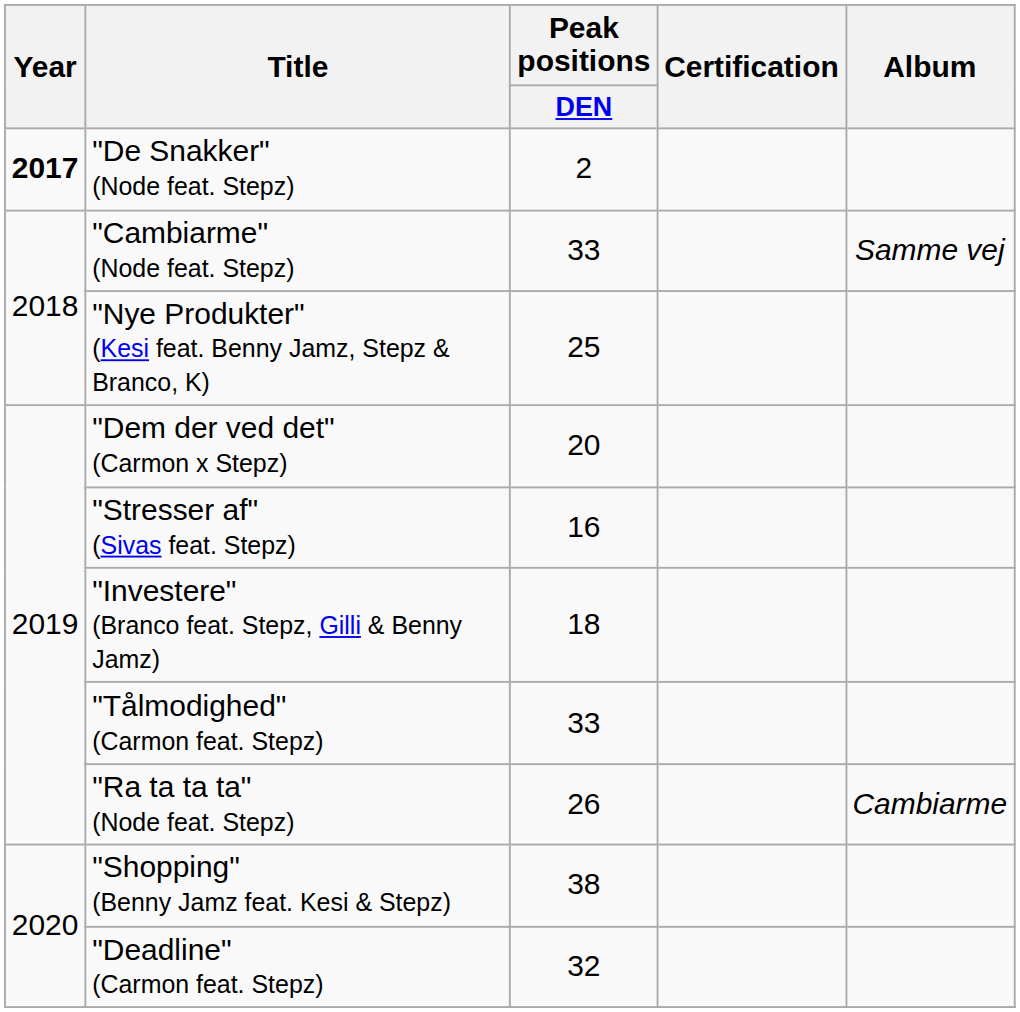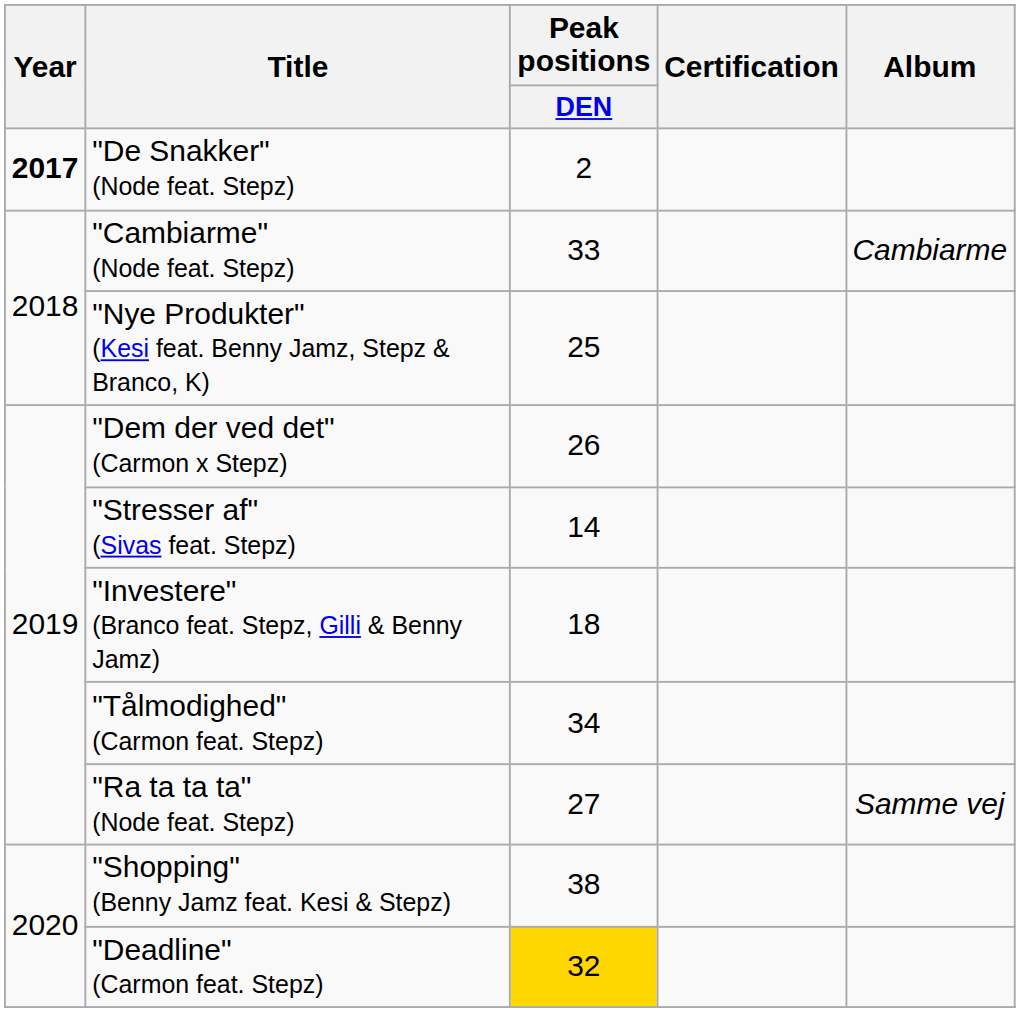(930, 249) Samme vej -> (930, 249) Cambiarme
(584, 445) 20 -> (584, 445) 26
(584, 526) 16 -> (584, 526) 14
(584, 722) 33 -> (584, 722) 34
(584, 803) 26 -> (584, 803) 27
(930, 803) Cambiarme -> (930, 803) Samme vej
(584, 966) no background -> (584, 966) gold background
